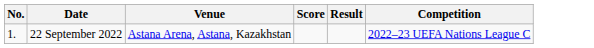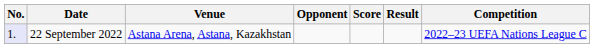+ column: (322, 14)
(12, 34) no background -> (12, 34) lavender background
